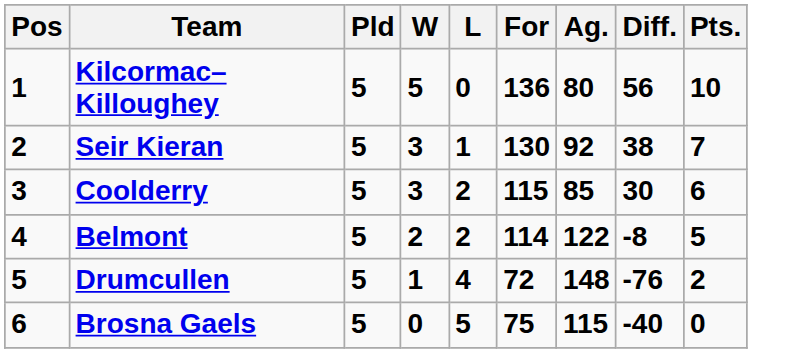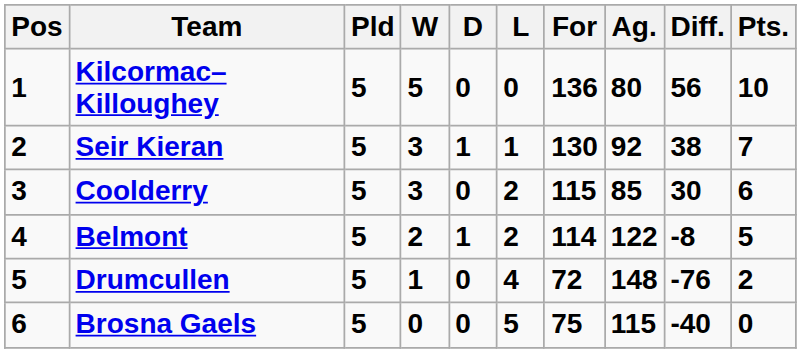+ column: (473, 26)
